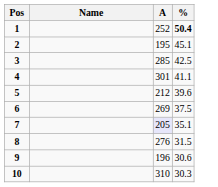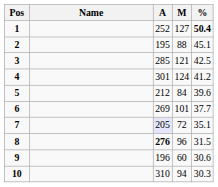+ column: (182, 12)
(183, 77) 41.1 -> (202, 77) 41.2
(183, 109) 37.5 -> (202, 109) 37.7
(163, 142) normal -> (163, 142) bold
